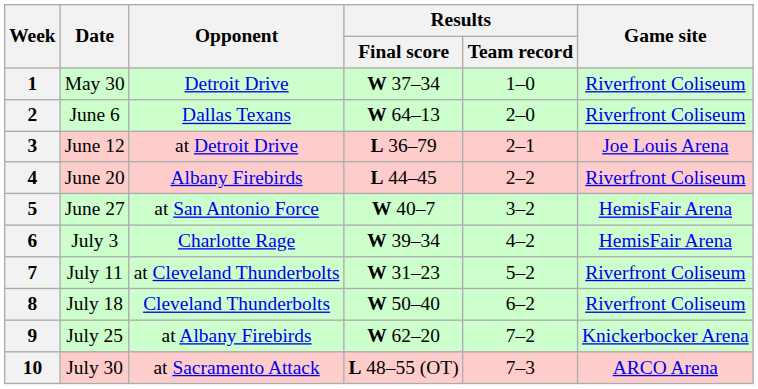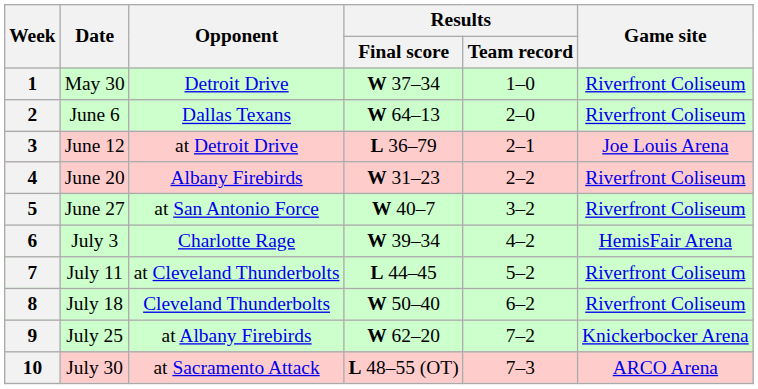(404, 177) L 44–45 -> (404, 177) W 31–23
(665, 209) HemisFair Arena -> (665, 209) Riverfront Coliseum
(404, 272) W 31–23 -> (404, 272) L 44–45
